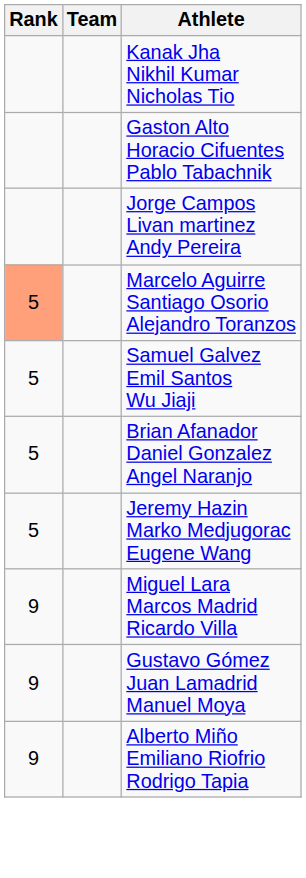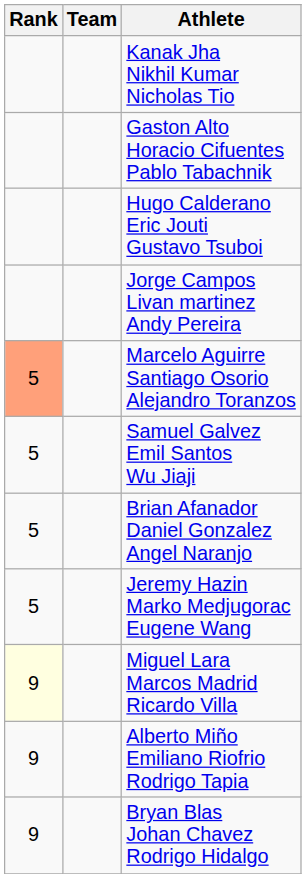+ row: (199, 226)
(33, 606) no background -> (33, 682) lightyellow background
- row: (198, 682)
+ row: (197, 835)
